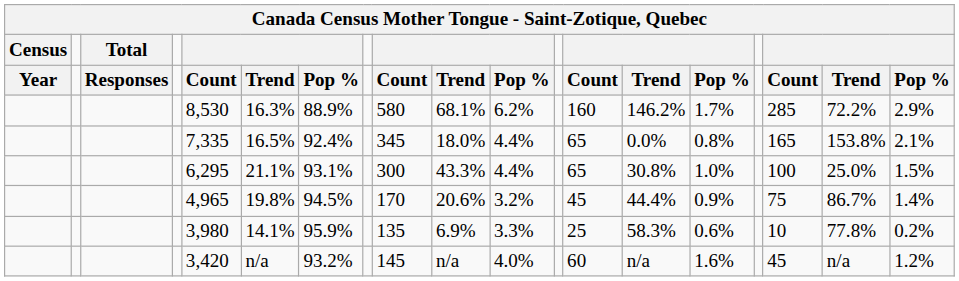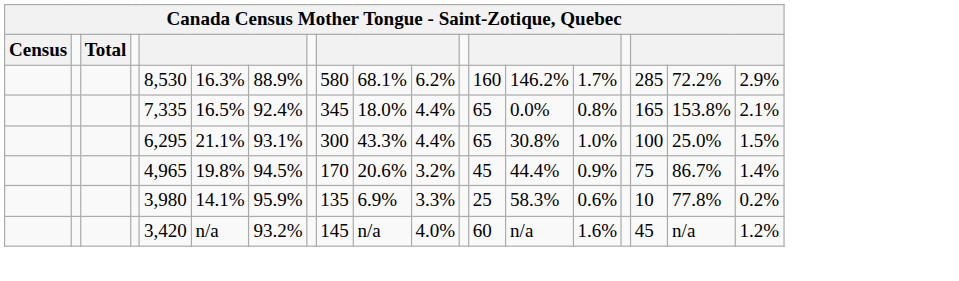- row: (38, 79)
